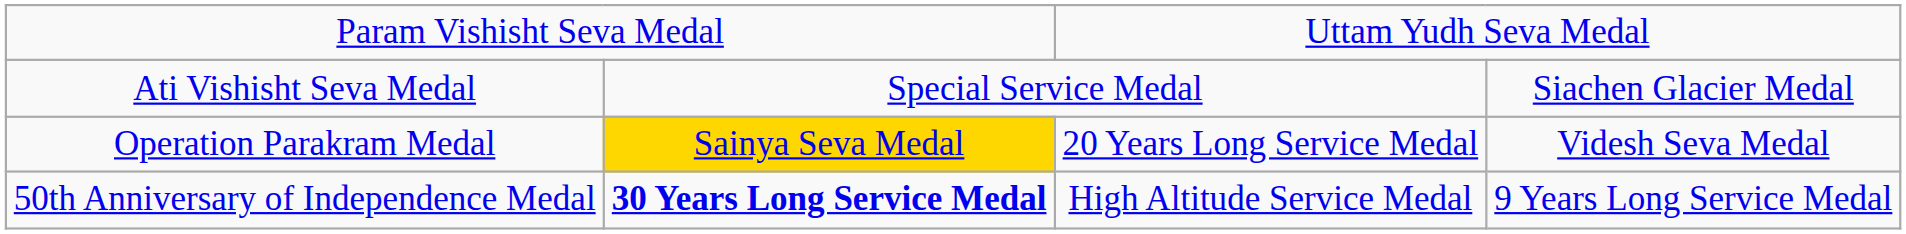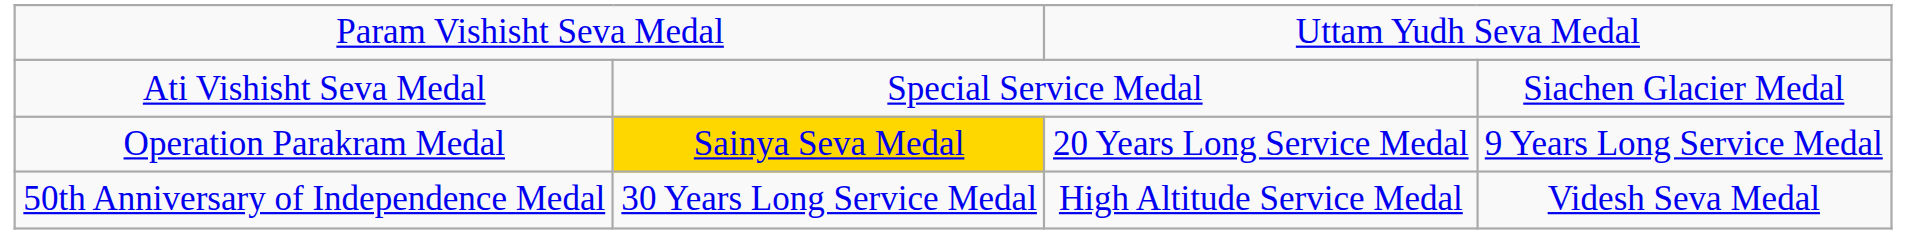(1693, 143) Videsh Seva Medal -> (1684, 143) 9 Years Long Service Medal
(829, 198) bold -> (829, 198) normal
(1693, 198) 9 Years Long Service Medal -> (1684, 198) Videsh Seva Medal
